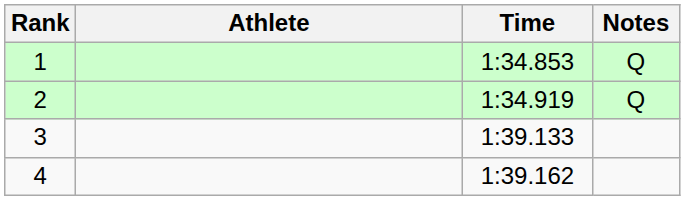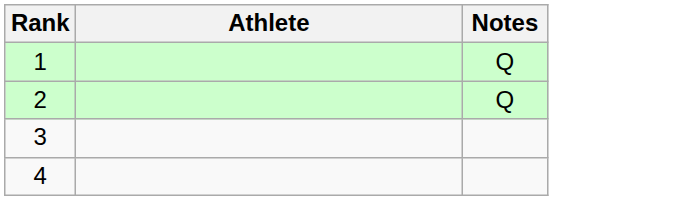- column: (527, 23)
